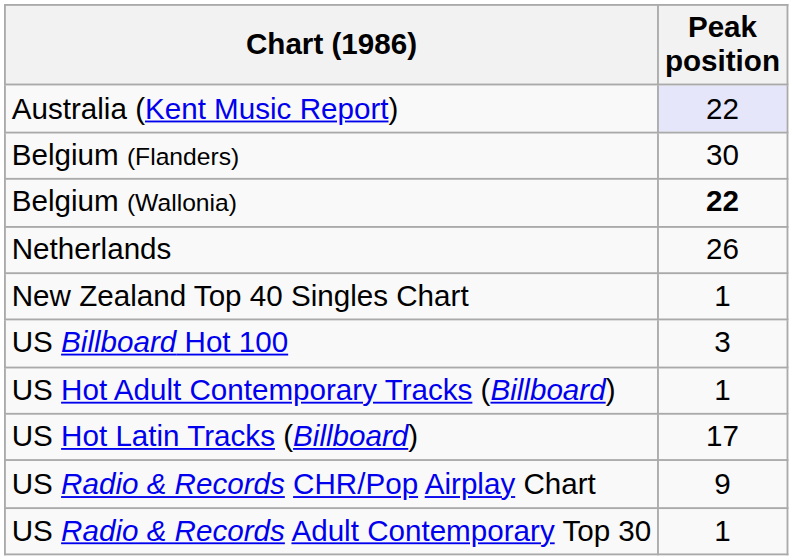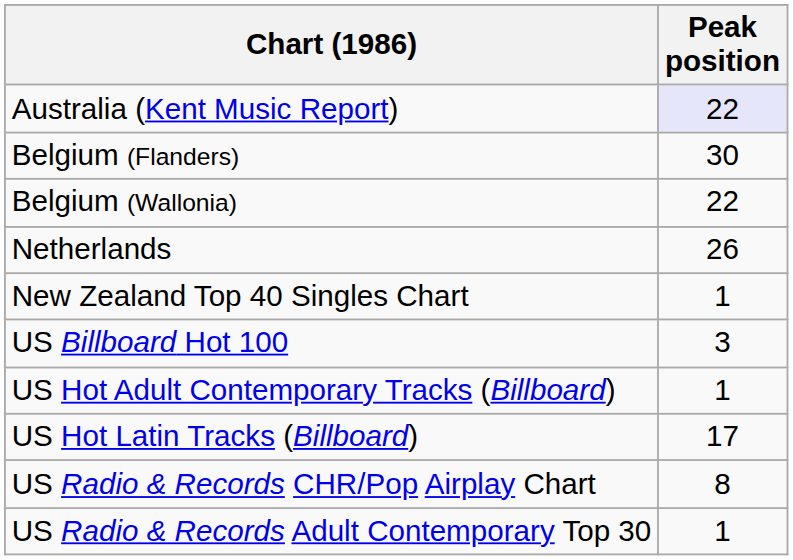(722, 202) bold -> (722, 202) normal
(722, 483) 9 -> (722, 483) 8
